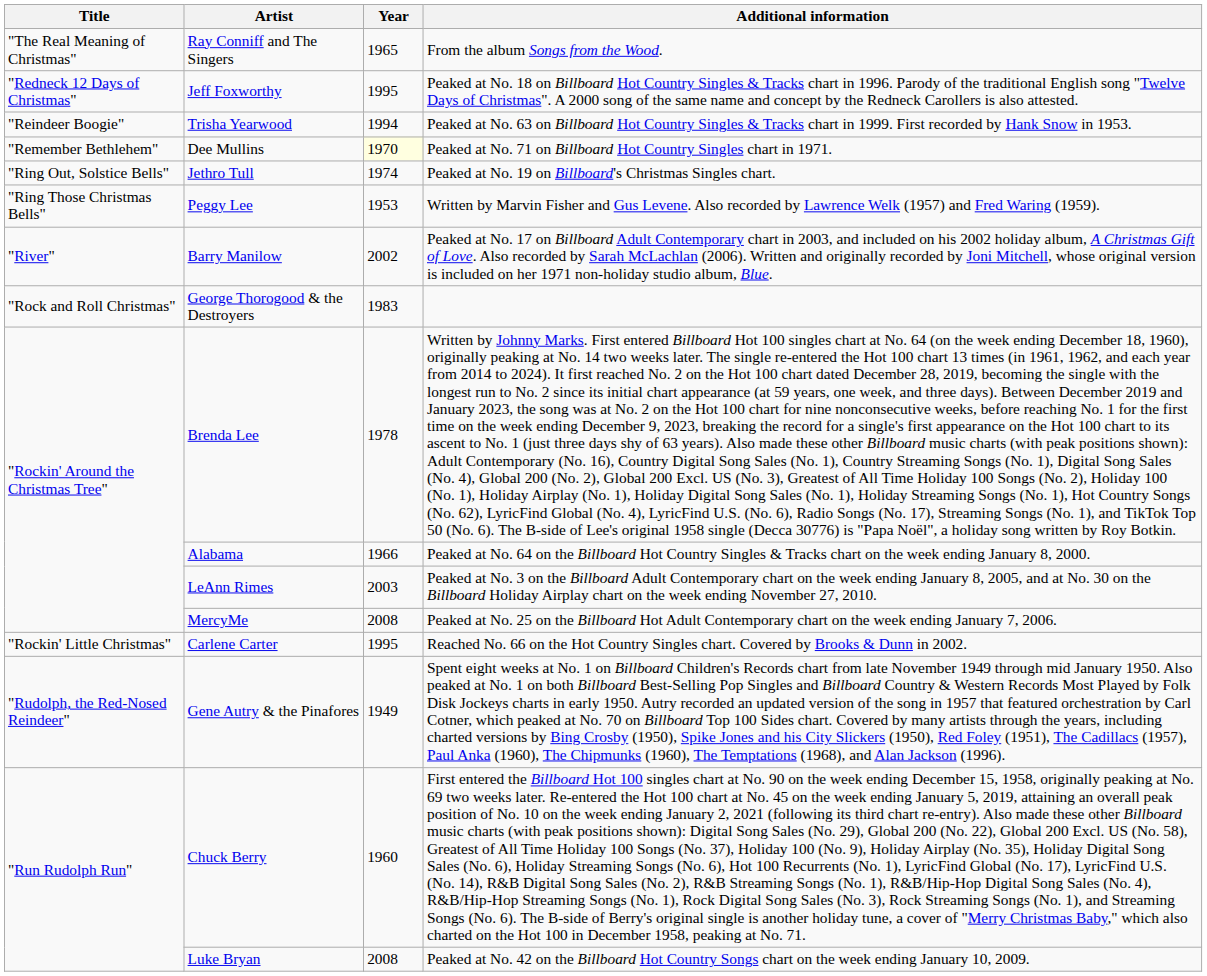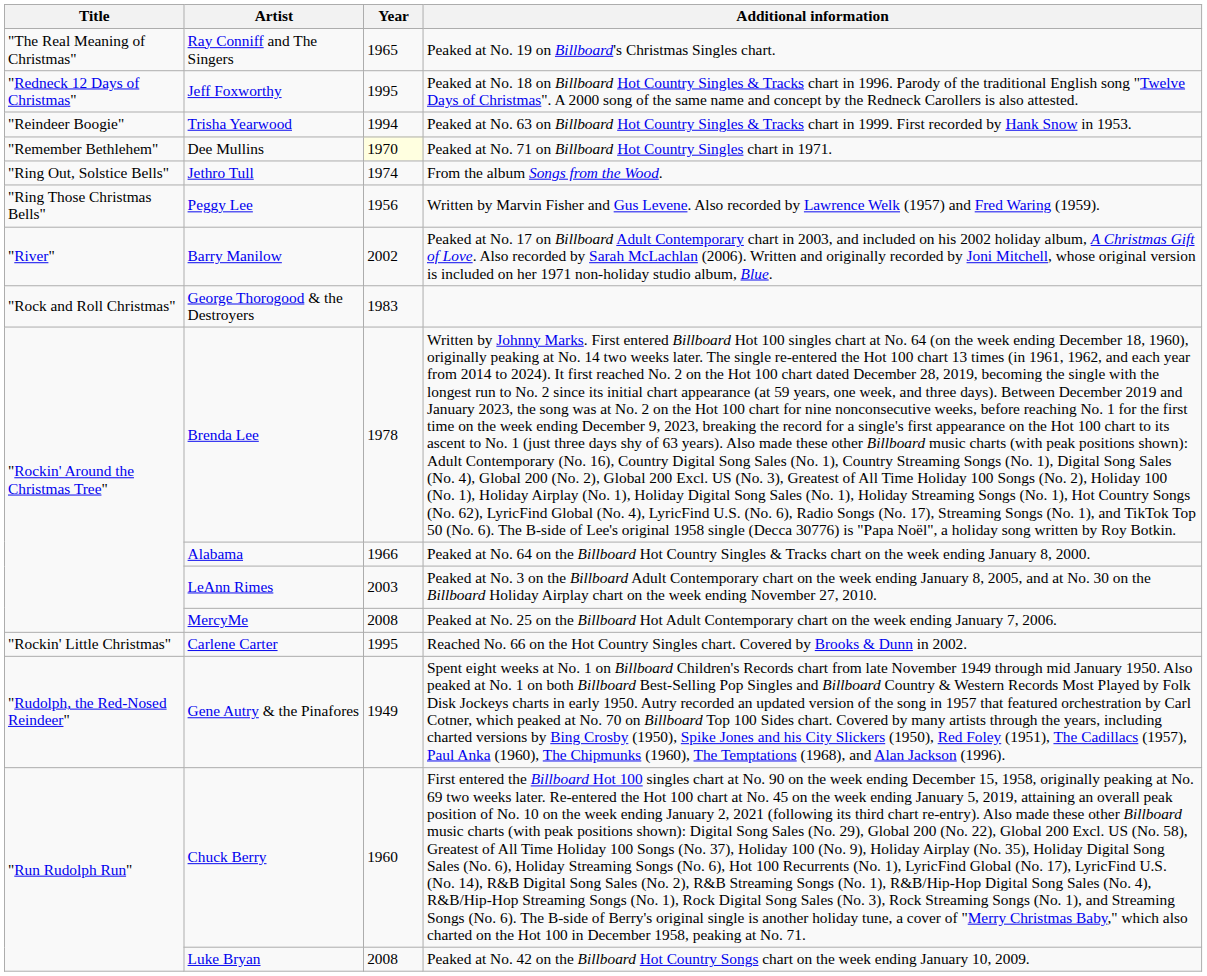(545, 49) From the album Songs from the Wood. -> (601, 49) Peaked at No. 19 on Billboard's Christmas Singles chart.
(601, 173) Peaked at No. 19 on Billboard's Christmas Singles chart. -> (545, 173) From the album Songs from the Wood.
(383, 206) 1953 -> (383, 206) 1956
